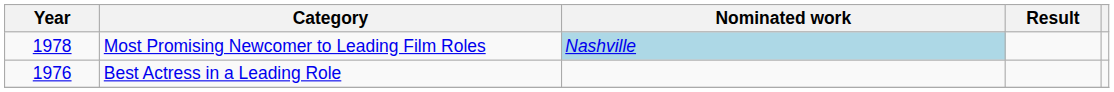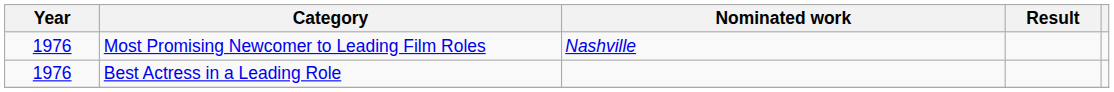(52, 45) 1978 -> (52, 45) 1976
(601, 45) lightblue background -> (601, 45) no background
